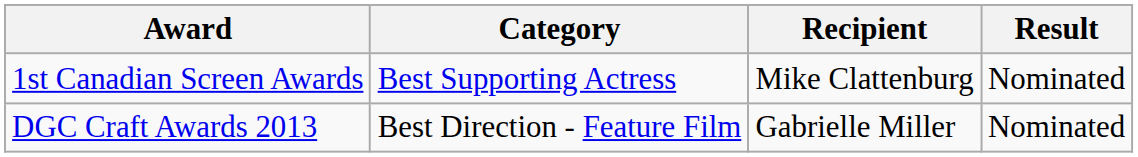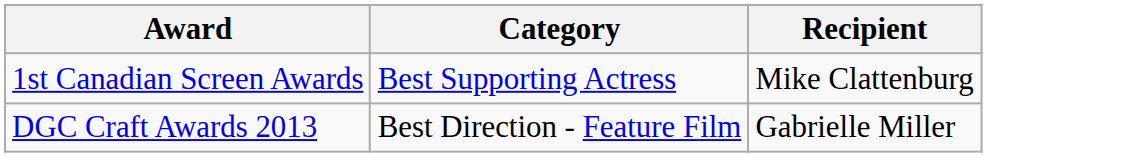- column: (1057, 28)
